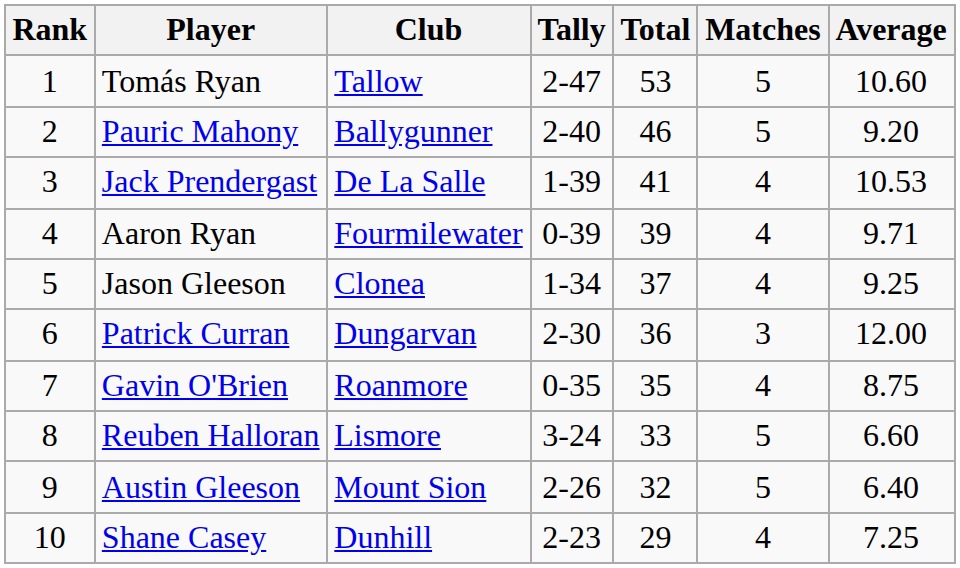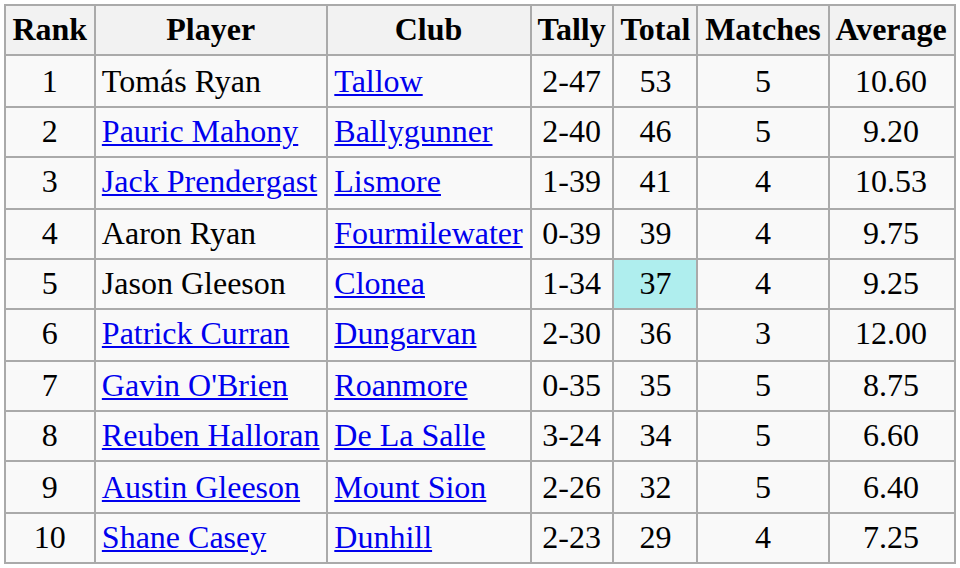(410, 182) De La Salle -> (388, 182) Lismore
(891, 232) 9.71 -> (891, 232) 9.75
(655, 283) no background -> (655, 283) paleturquoise background
(763, 385) 4 -> (763, 385) 5
(388, 435) Lismore -> (410, 435) De La Salle
(655, 435) 33 -> (655, 435) 34
